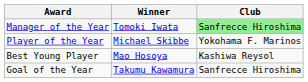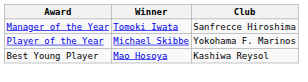(250, 26) lightgreen background -> (245, 26) no background
- row: (50, 70)
